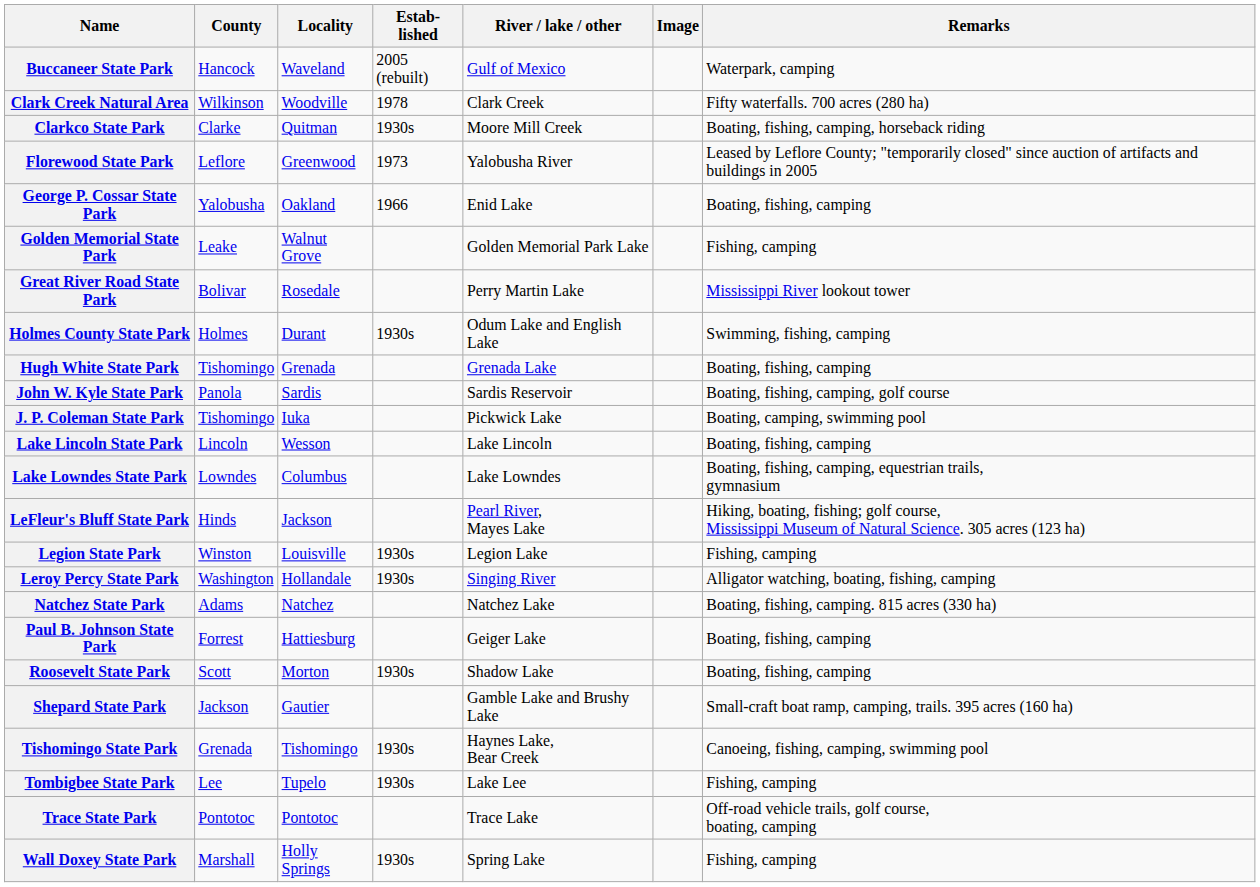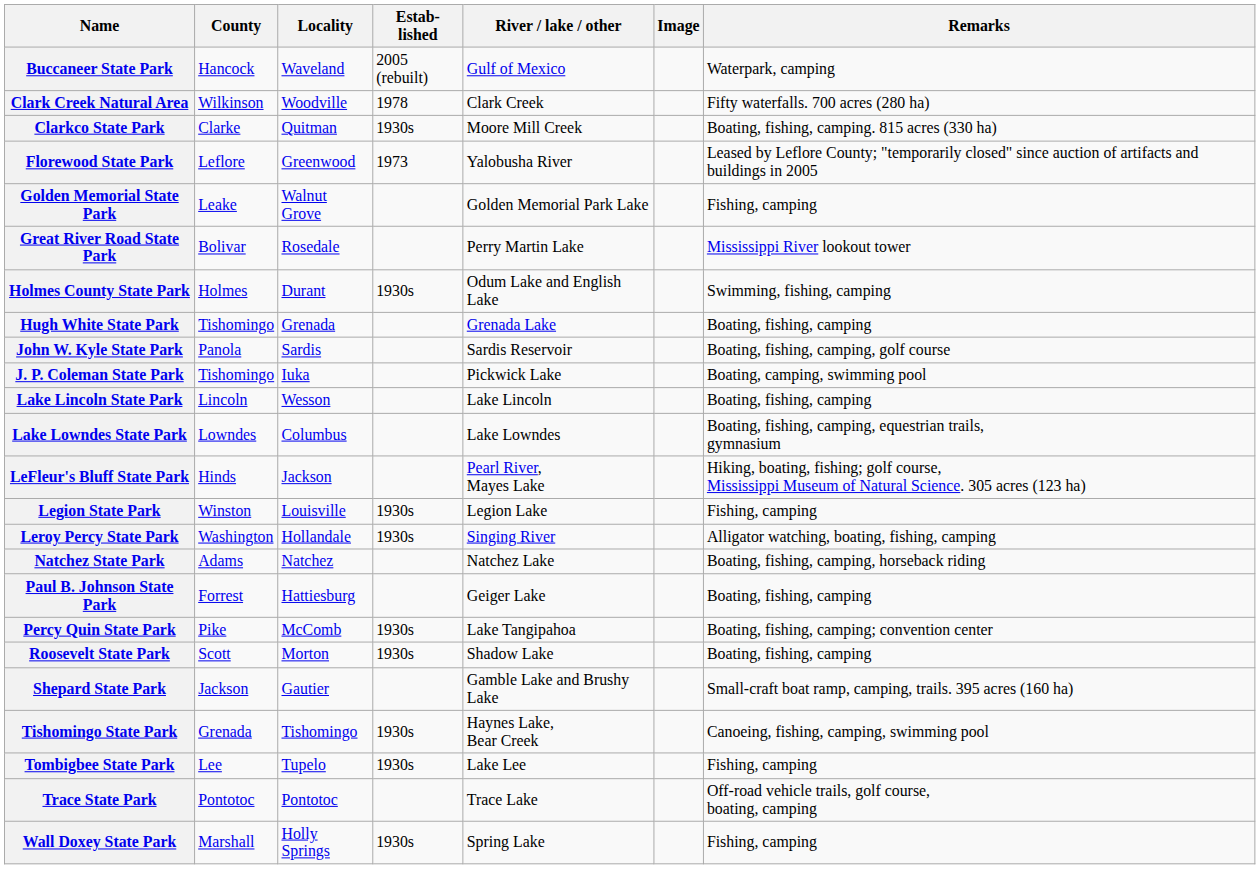(846, 128) Boating, fishing, camping, horseback riding -> (852, 128) Boating, fishing, camping. 815 acres (330 ha)
- row: (100, 205)
(851, 604) Boating, fishing, camping. 815 acres (330 ha) -> (846, 561) Boating, fishing, camping, horseback riding
+ row: (100, 629)
